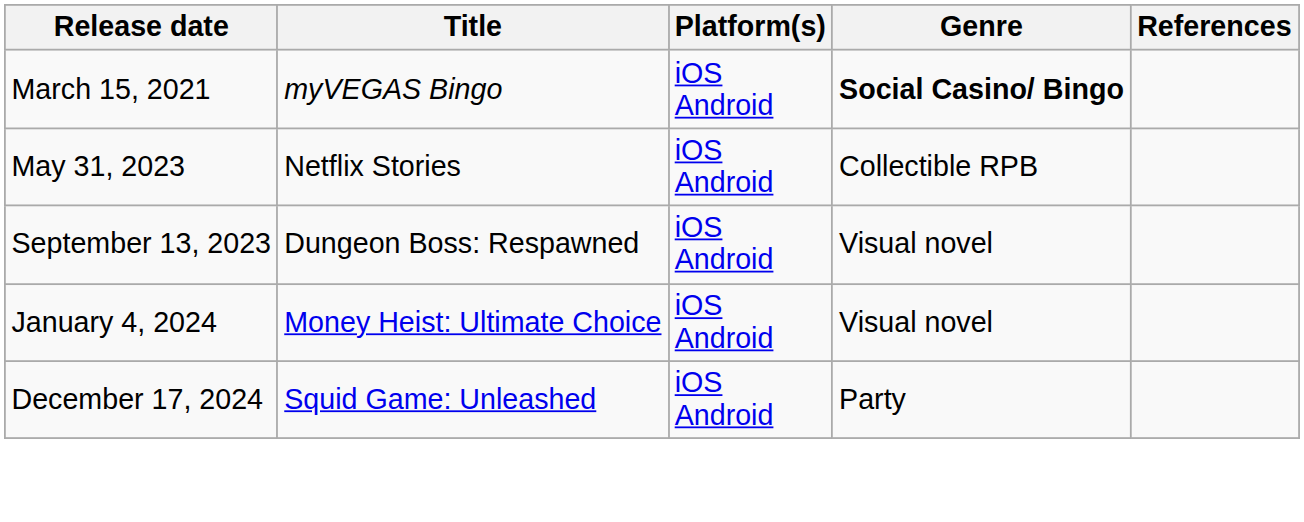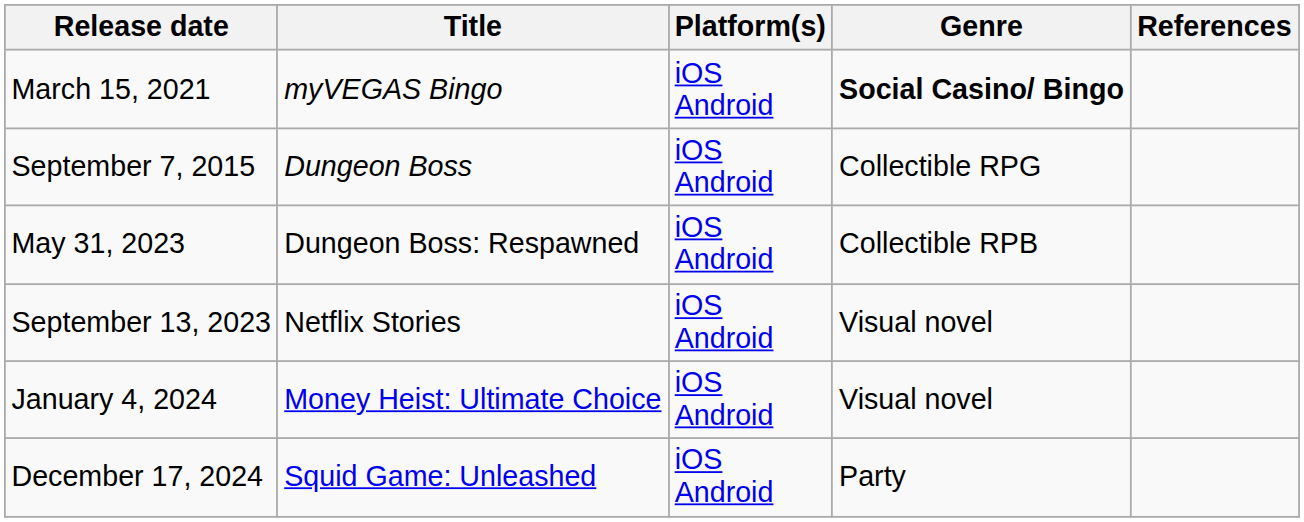+ row: (133, 166)
(373, 166) Netflix Stories -> (462, 244) Dungeon Boss: Respawned
(462, 244) Dungeon Boss: Respawned -> (373, 321) Netflix Stories
